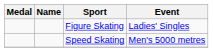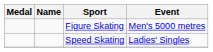(159, 26) Ladies' Singles -> (167, 26) Men's 5000 metres
(167, 41) Men's 5000 metres -> (159, 41) Ladies' Singles
